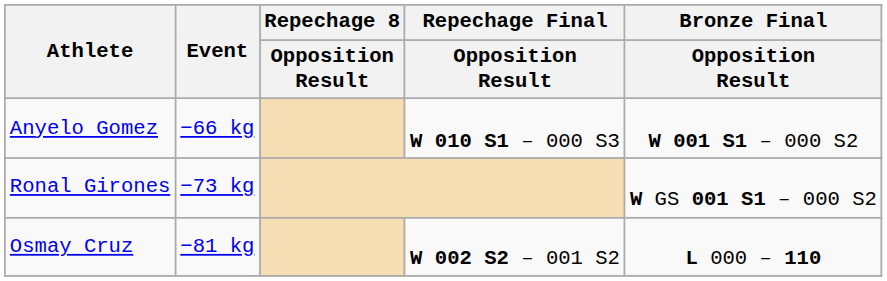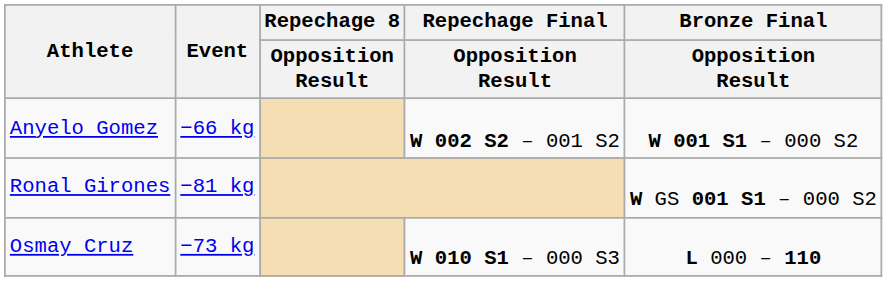(515, 140) W 010 S1 – 000 S3 -> (515, 140) W 002 S2 – 001 S2
(217, 187) −73 kg -> (217, 187) −81 kg
(217, 246) −81 kg -> (217, 246) −73 kg
(515, 259) W 002 S2 – 001 S2 -> (515, 259) W 010 S1 – 000 S3
